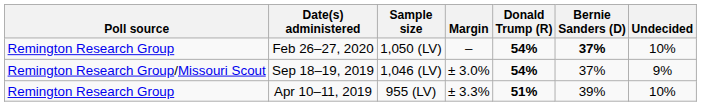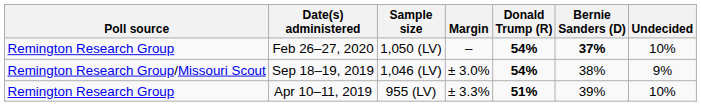(592, 70) 37% -> (592, 70) 38%
